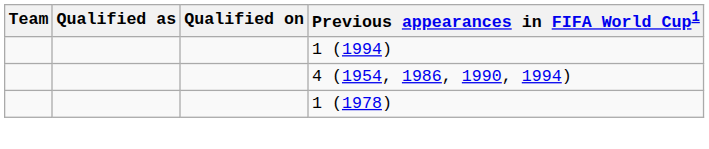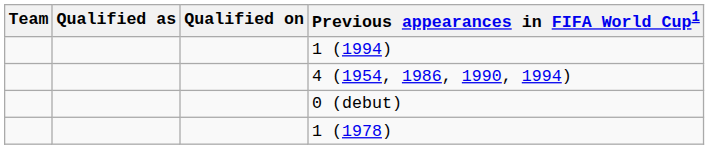+ row: (357, 104)
